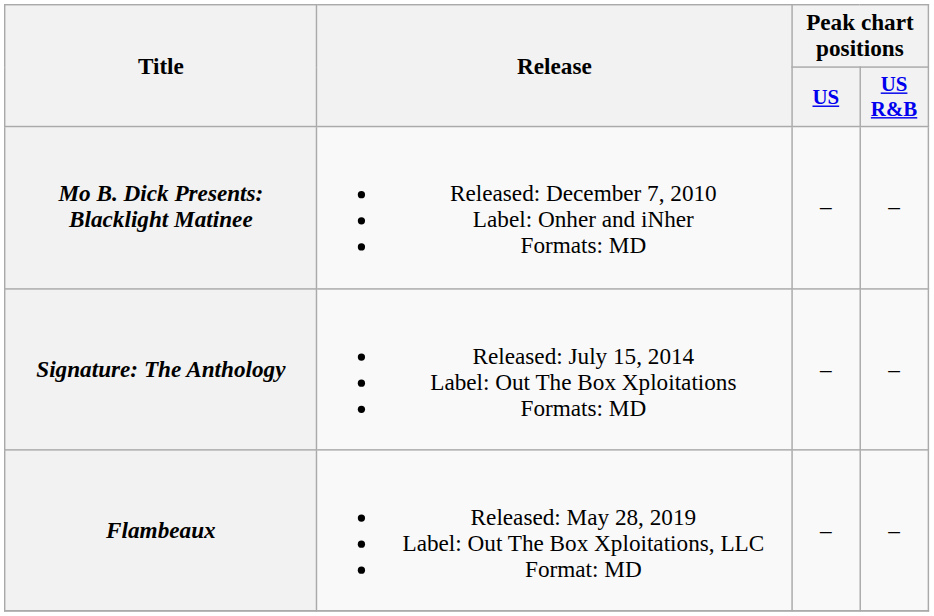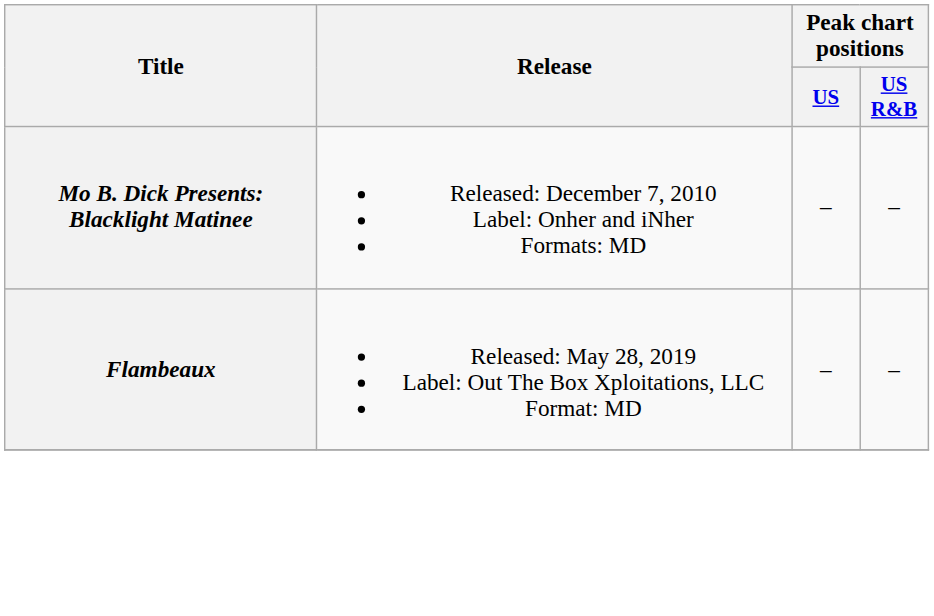- row: (161, 368)
